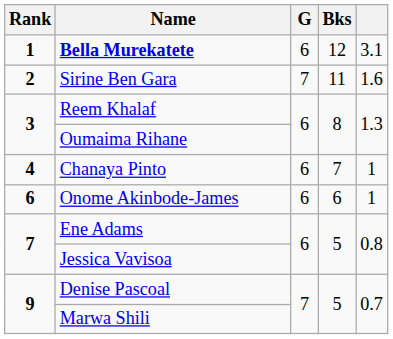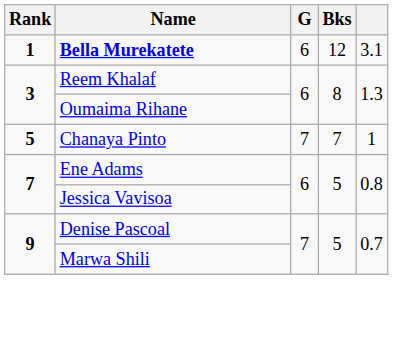- row: (118, 79)
(30, 169) 4 -> (30, 139) 5
(304, 169) 6 -> (304, 139) 7
- row: (149, 199)
